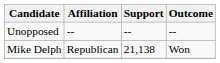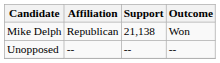rows swapped: (34, 49) <-> (33, 31)
